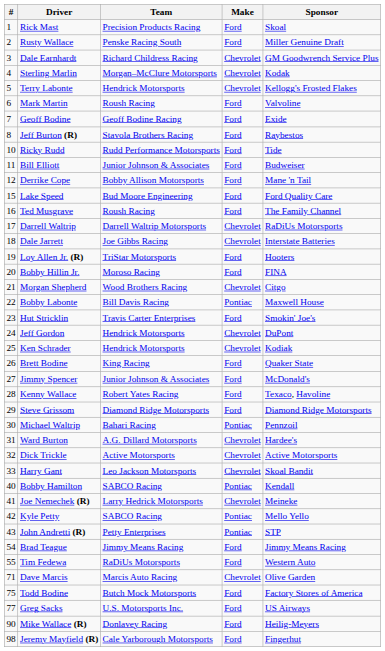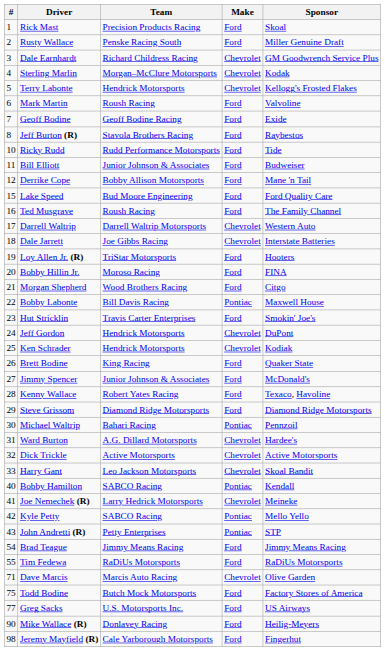(304, 226) RaDiUs Motorsports -> (290, 226) Western Auto
(242, 287) Chevrolet -> (233, 287) Ford
(290, 562) Western Auto -> (304, 562) RaDiUs Motorsports
